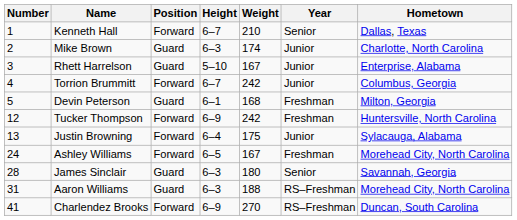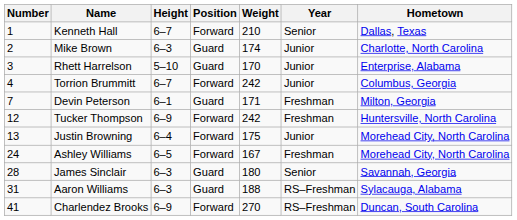columns swapped: (175, 13) <-> (220, 13)
(251, 66) 167 -> (251, 66) 170
(10, 101) 5 -> (10, 101) 7
(251, 101) 168 -> (251, 101) 171
(411, 136) Sylacauga, Alabama -> (435, 136) Morehead City, North Carolina
(435, 189) Morehead City, North Carolina -> (411, 189) Sylacauga, Alabama
